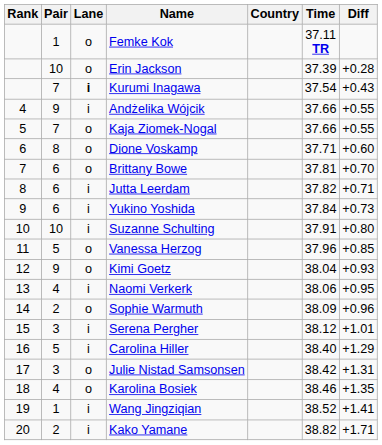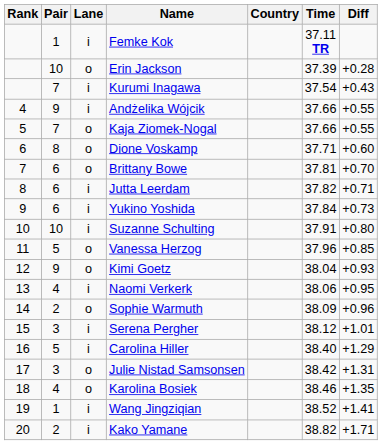(89, 41) o -> (89, 41) i
(89, 88) bold -> (89, 88) normal
